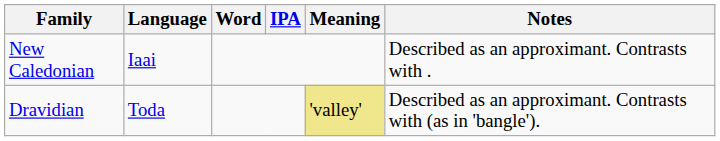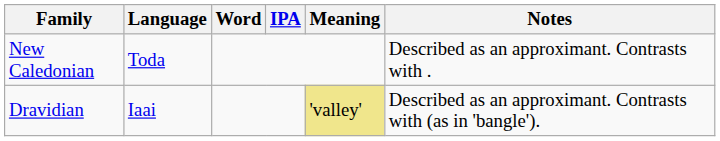(142, 59) Iaai -> (146, 59) Toda
(146, 110) Toda -> (142, 110) Iaai
